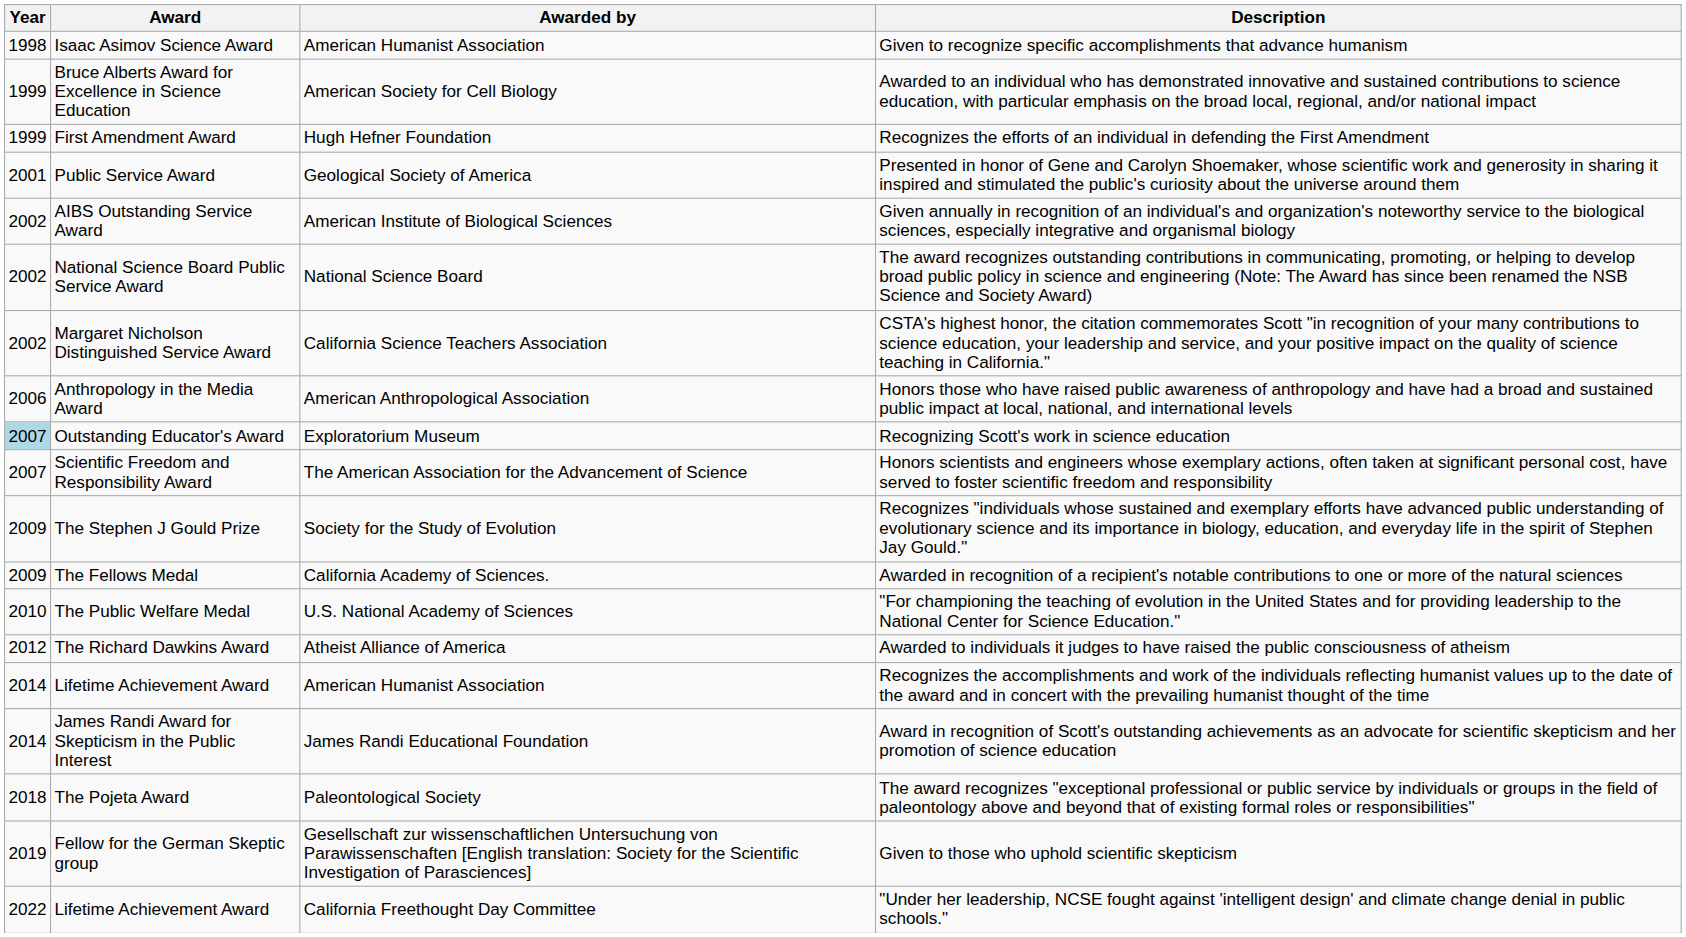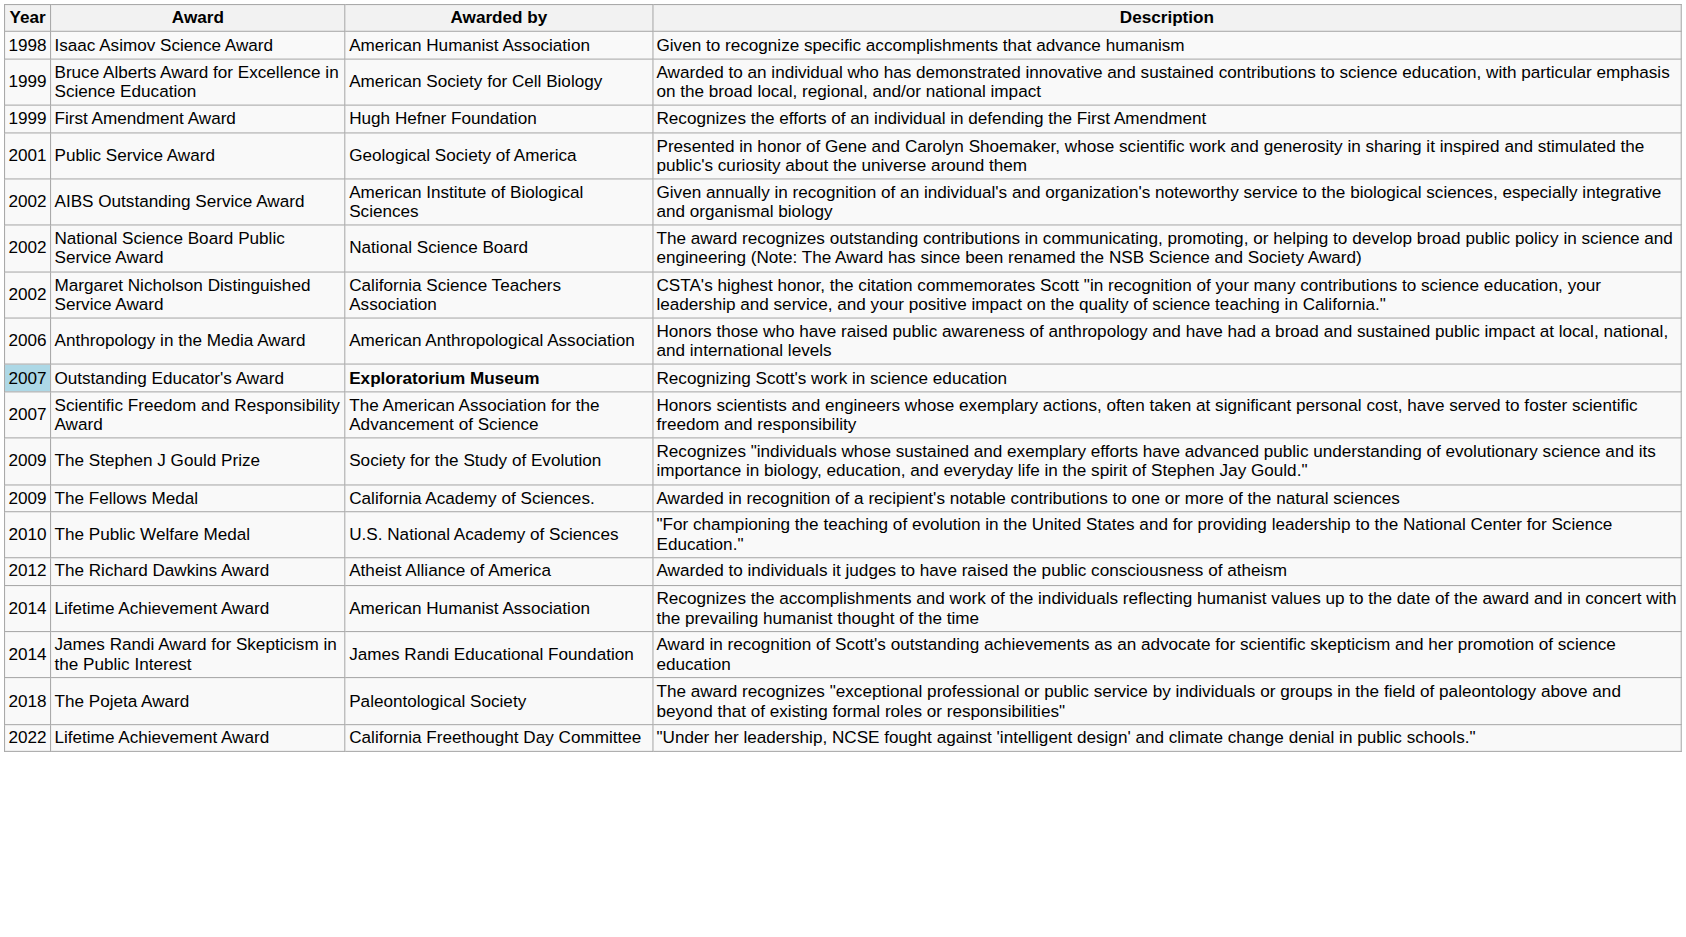(392, 435) normal -> (444, 377) bold
- row: (1058, 853)
